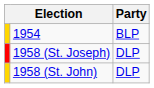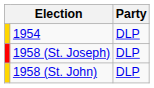(127, 33) BLP -> (128, 33) DLP
